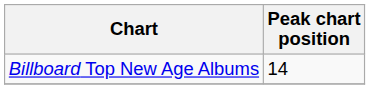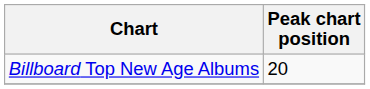(278, 68) 14 -> (278, 68) 20
